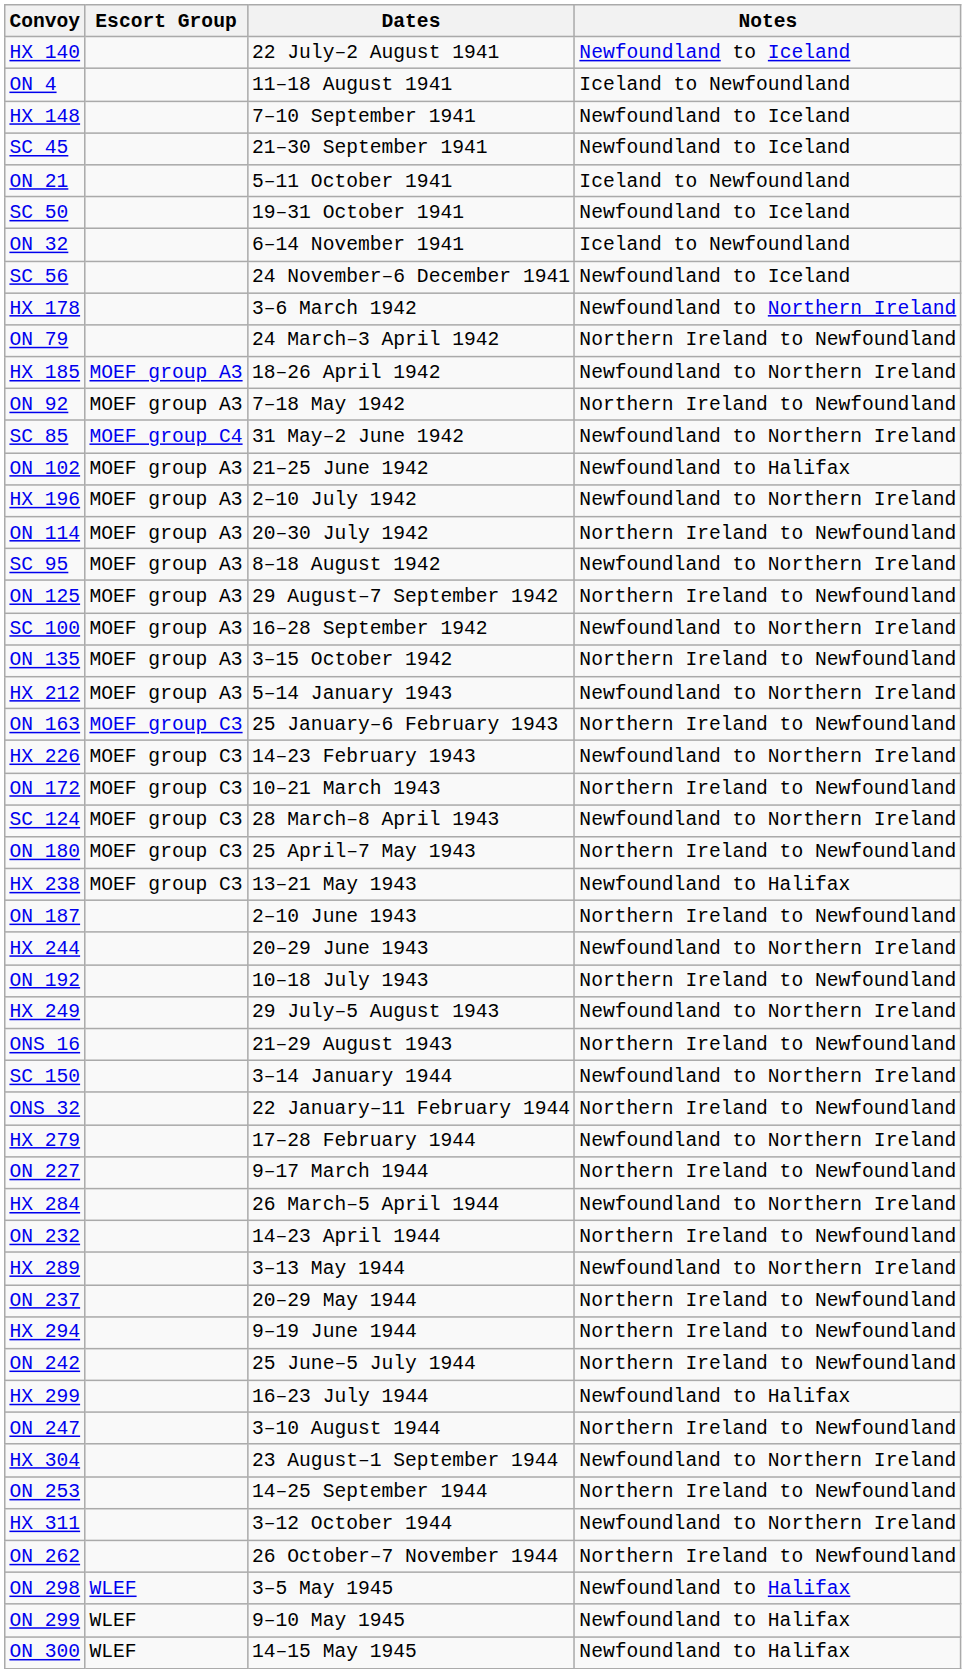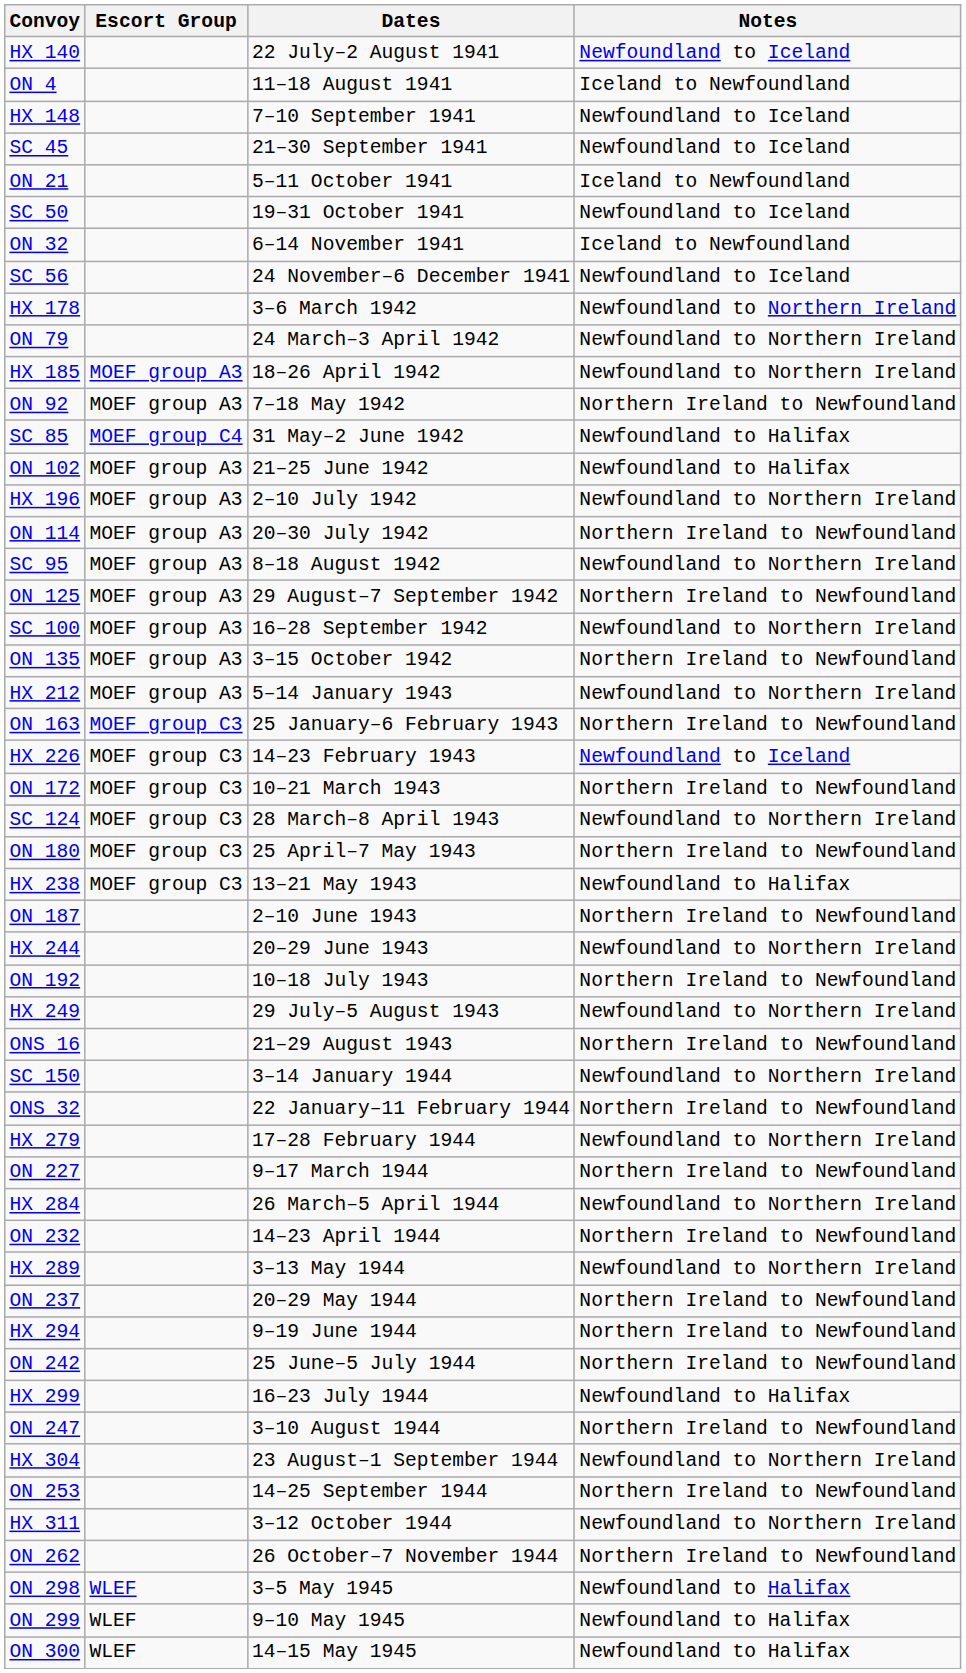(768, 341) Northern Ireland to Newfoundland -> (768, 341) Newfoundland to Northern Ireland
(768, 437) Newfoundland to Northern Ireland -> (715, 437) Newfoundland to Halifax
(768, 757) Newfoundland to Northern Ireland -> (715, 757) Newfoundland to Iceland
